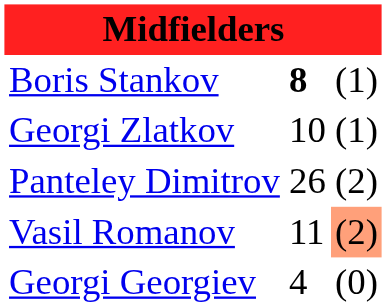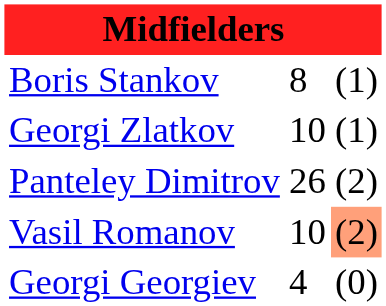(298, 79) bold -> (298, 79) normal
(307, 231) 11 -> (307, 231) 10
